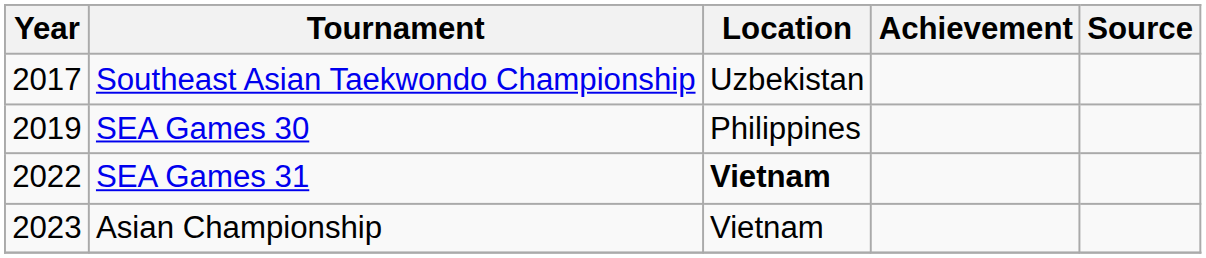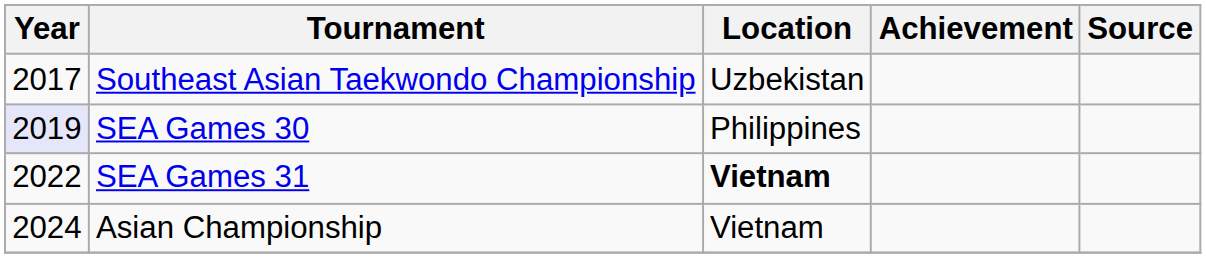(47, 128) no background -> (47, 128) lavender background
(47, 227) 2023 -> (47, 227) 2024
